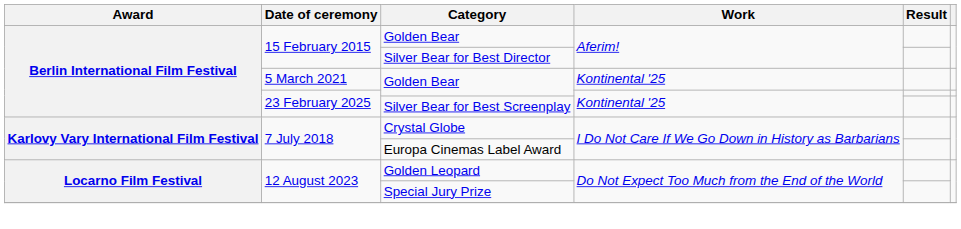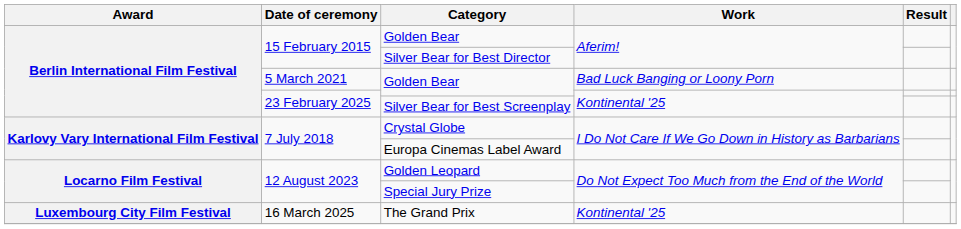(621, 79) Kontinental '25 -> (675, 79) Bad Luck Banging or Loony Porn
+ row: (310, 213)
